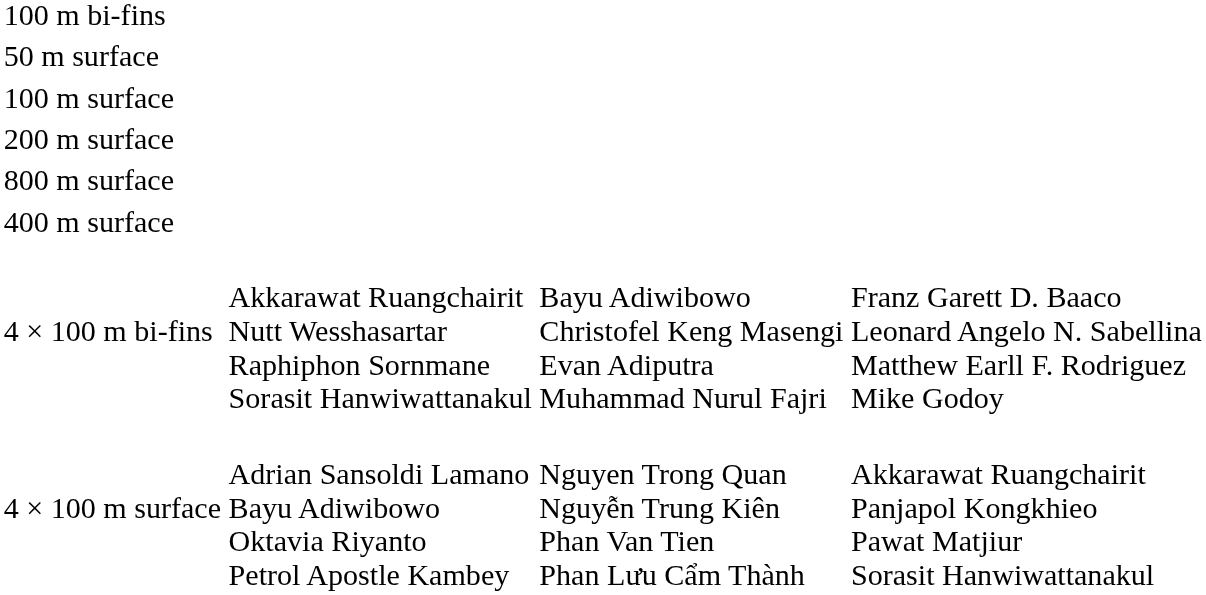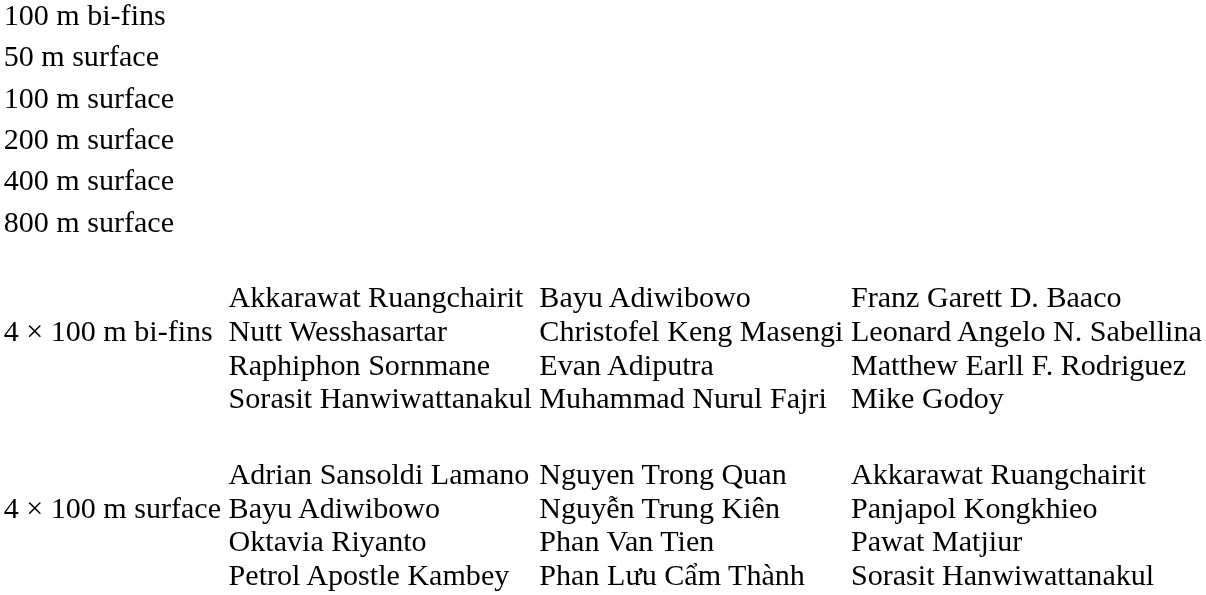rows swapped: (89, 221) <-> (89, 180)
